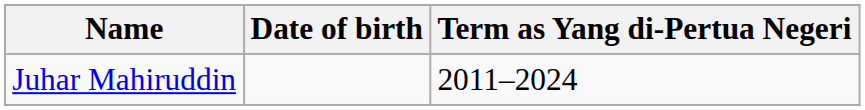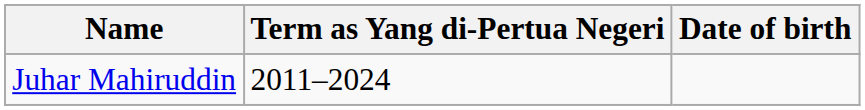columns swapped: (644, 29) <-> (337, 29)
